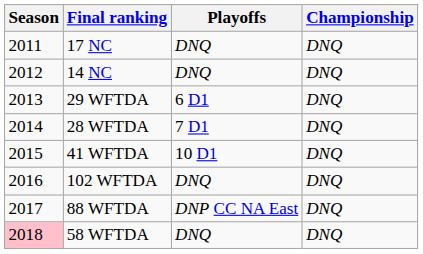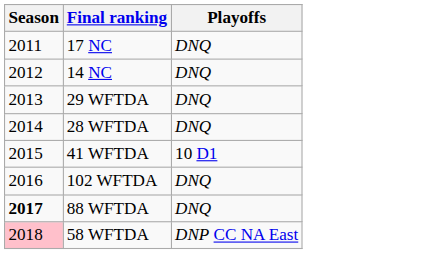- column: (360, 18)
(192, 99) 6 D1 -> (193, 99) DNQ
(192, 126) 7 D1 -> (193, 126) DNQ
(26, 208) normal -> (26, 208) bold
(237, 208) DNP CC NA East -> (193, 208) DNQ
(193, 235) DNQ -> (237, 235) DNP CC NA East
